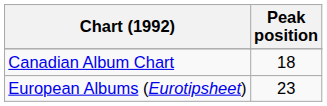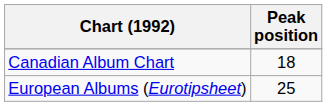(286, 88) 23 -> (286, 88) 25
